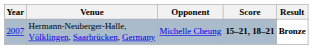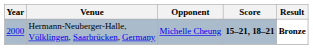(15, 32) 2007 -> (15, 32) 2000
